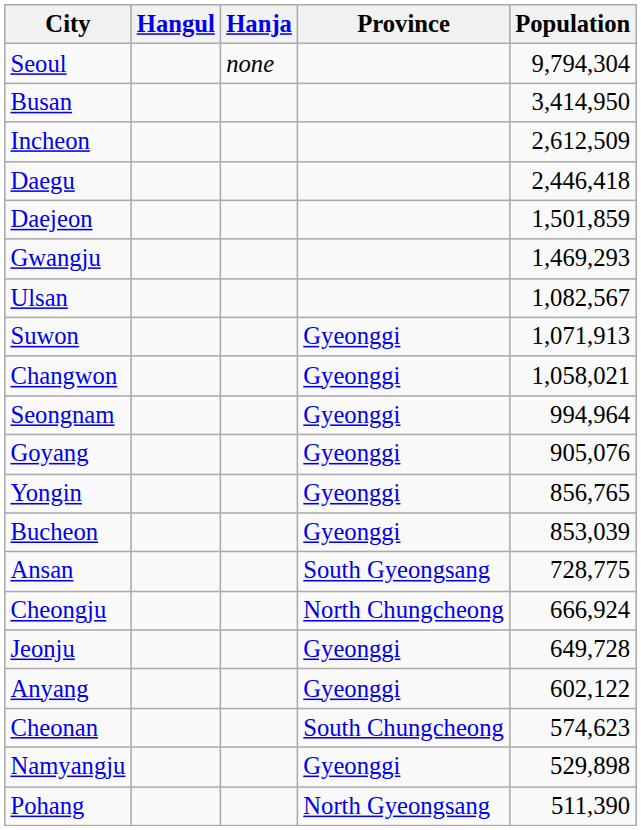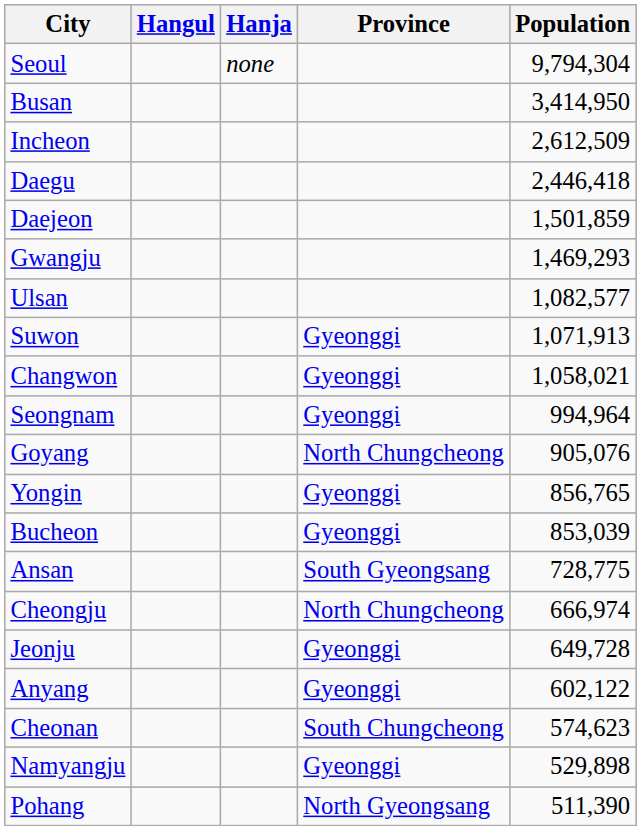(581, 297) 1,082,567 -> (581, 297) 1,082,577
(352, 453) Gyeonggi -> (404, 453) North Chungcheong
(590, 610) 666,924 -> (590, 610) 666,974
